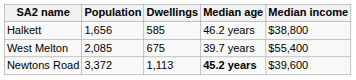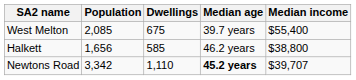rows swapped: (37, 48) <-> (24, 30)
(98, 65) 3,372 -> (98, 65) 3,342
(160, 65) 1,113 -> (160, 65) 1,110
(288, 65) $39,600 -> (288, 65) $39,707
